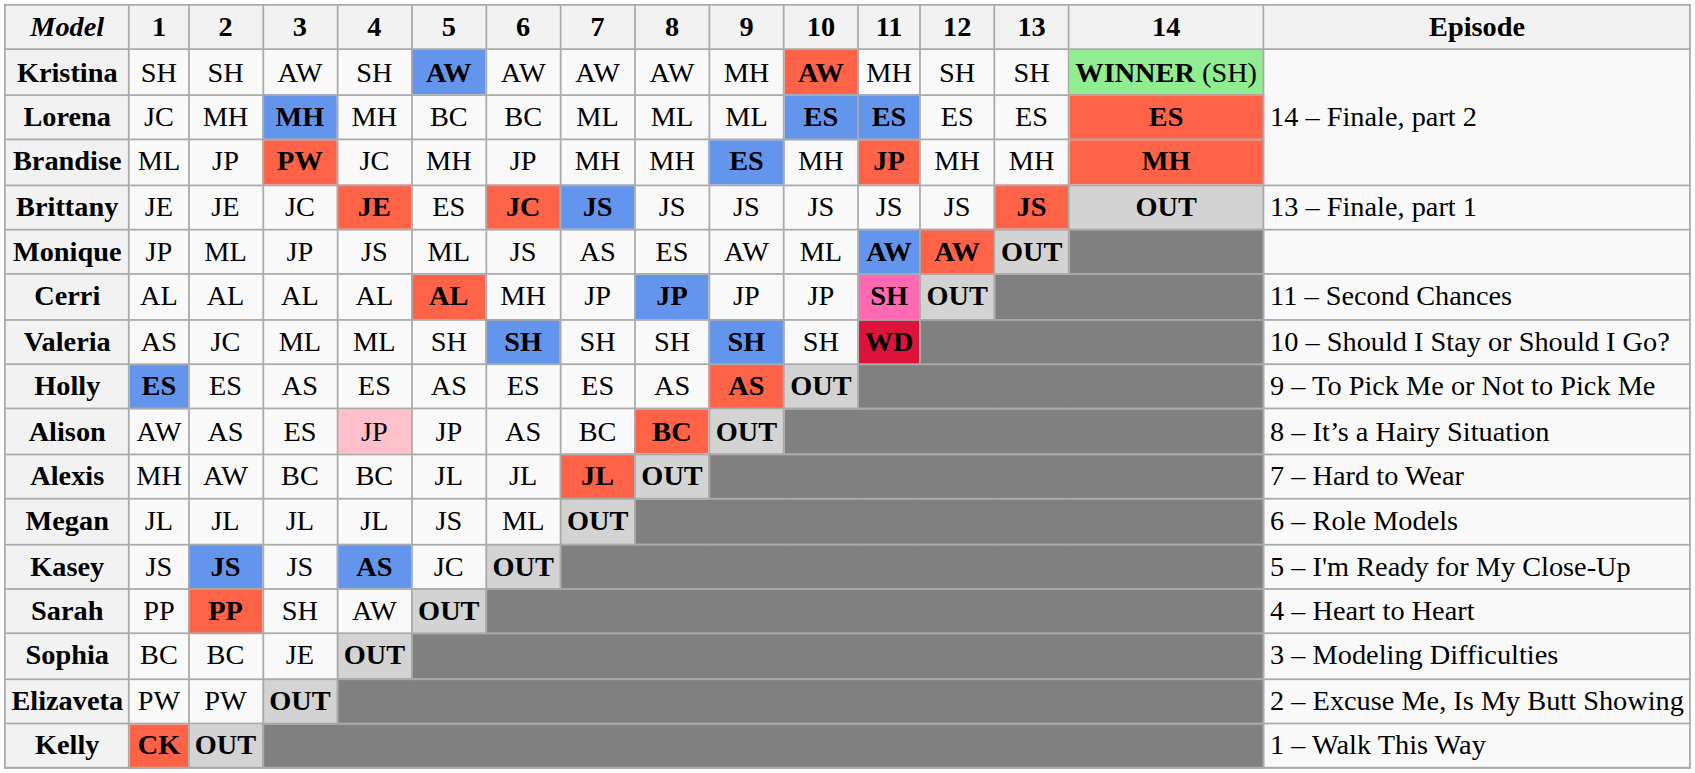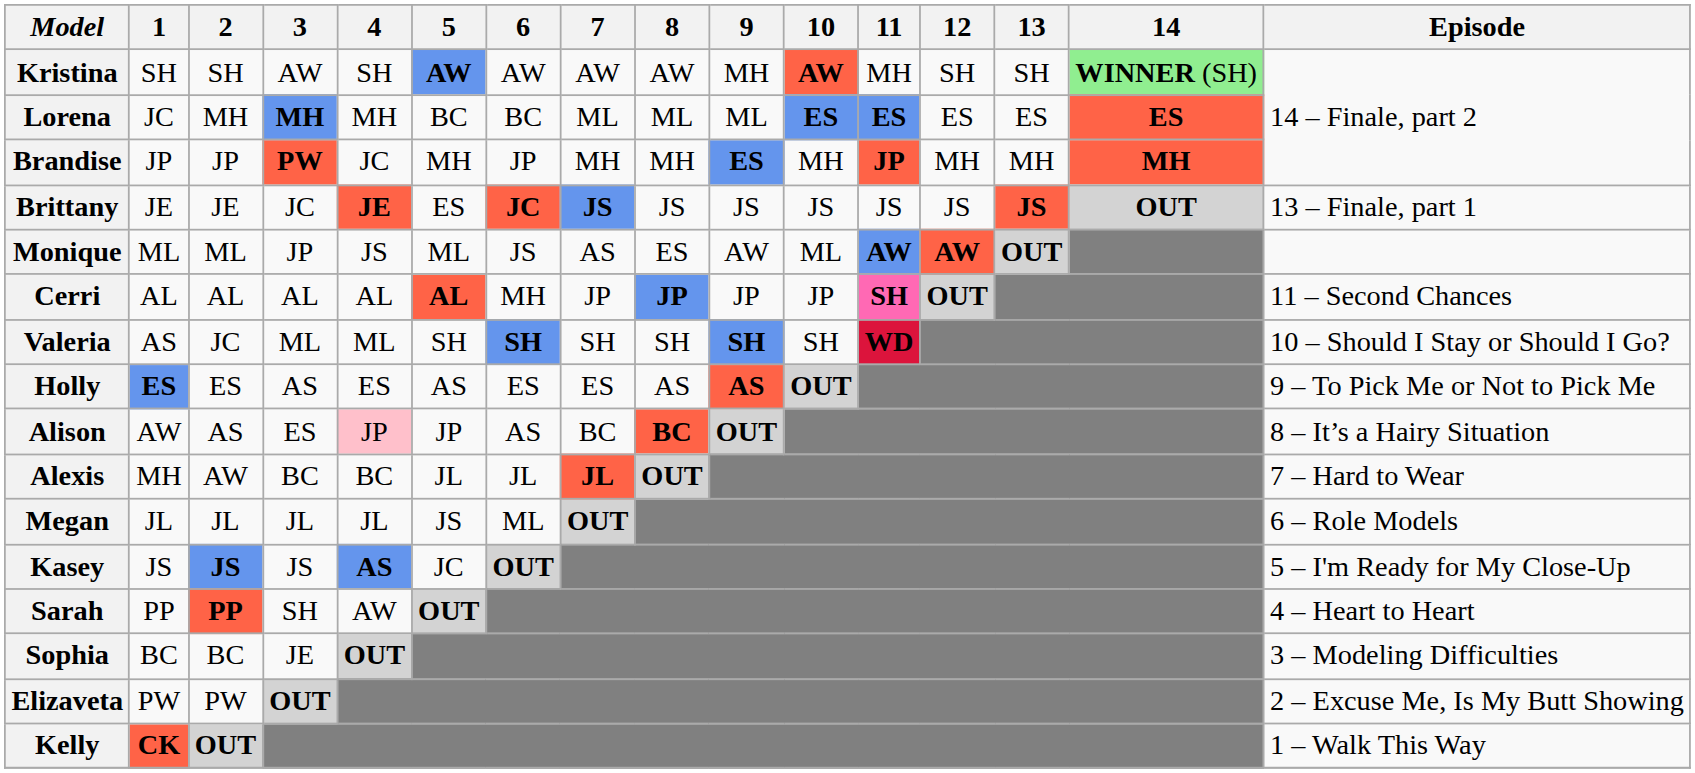(159, 161) ML -> (159, 161) JP
(159, 251) JP -> (159, 251) ML
